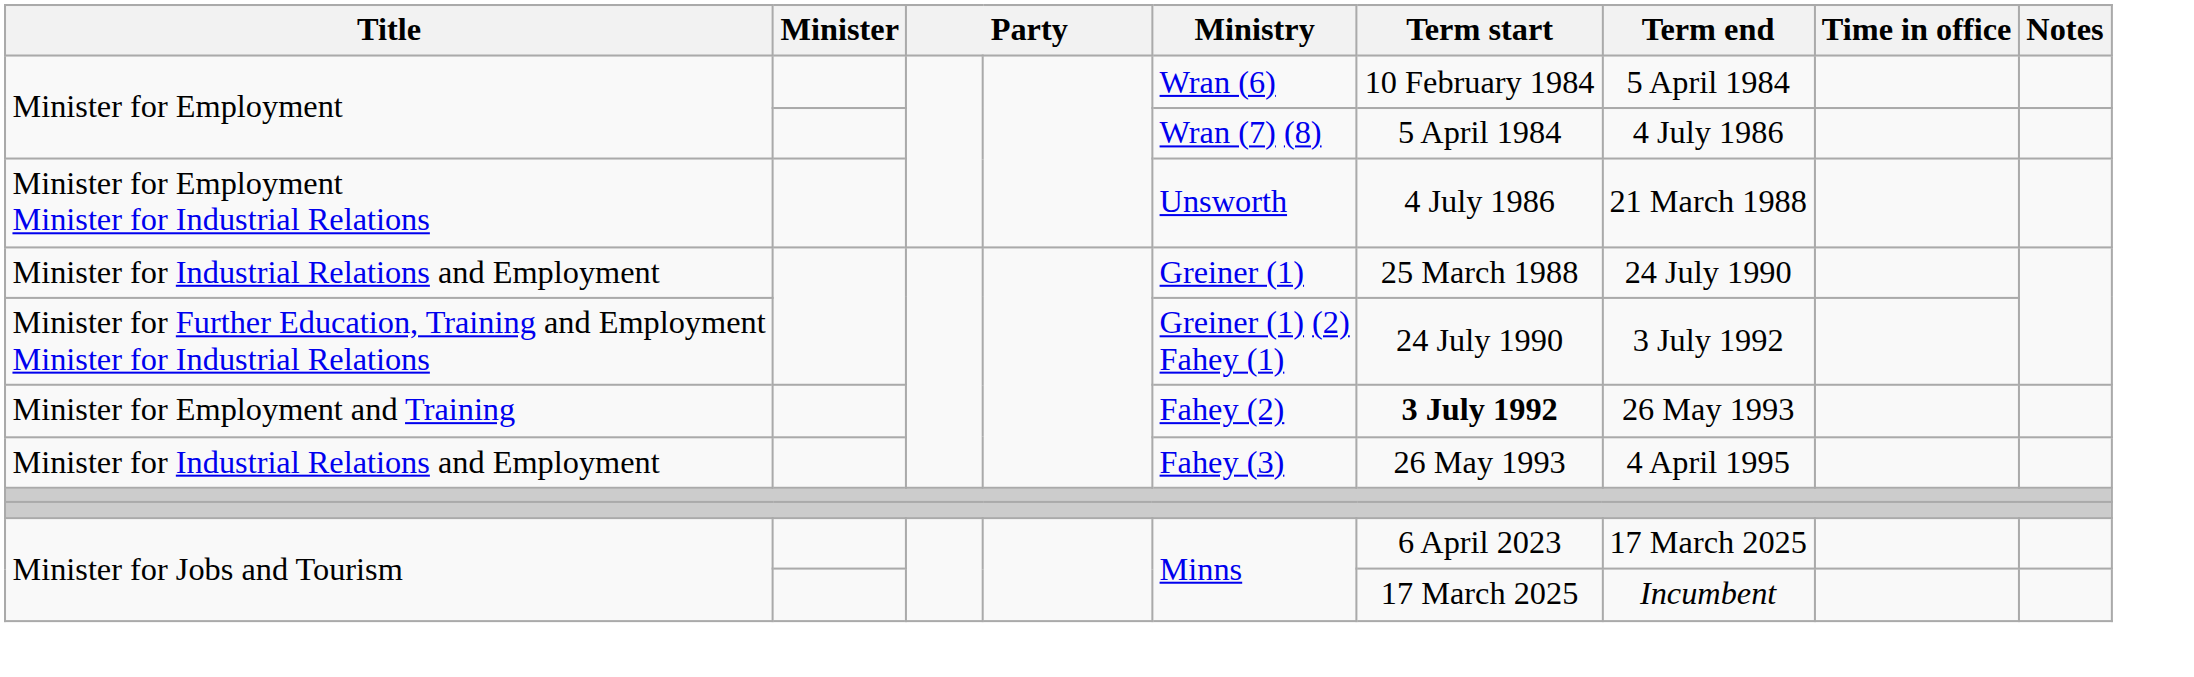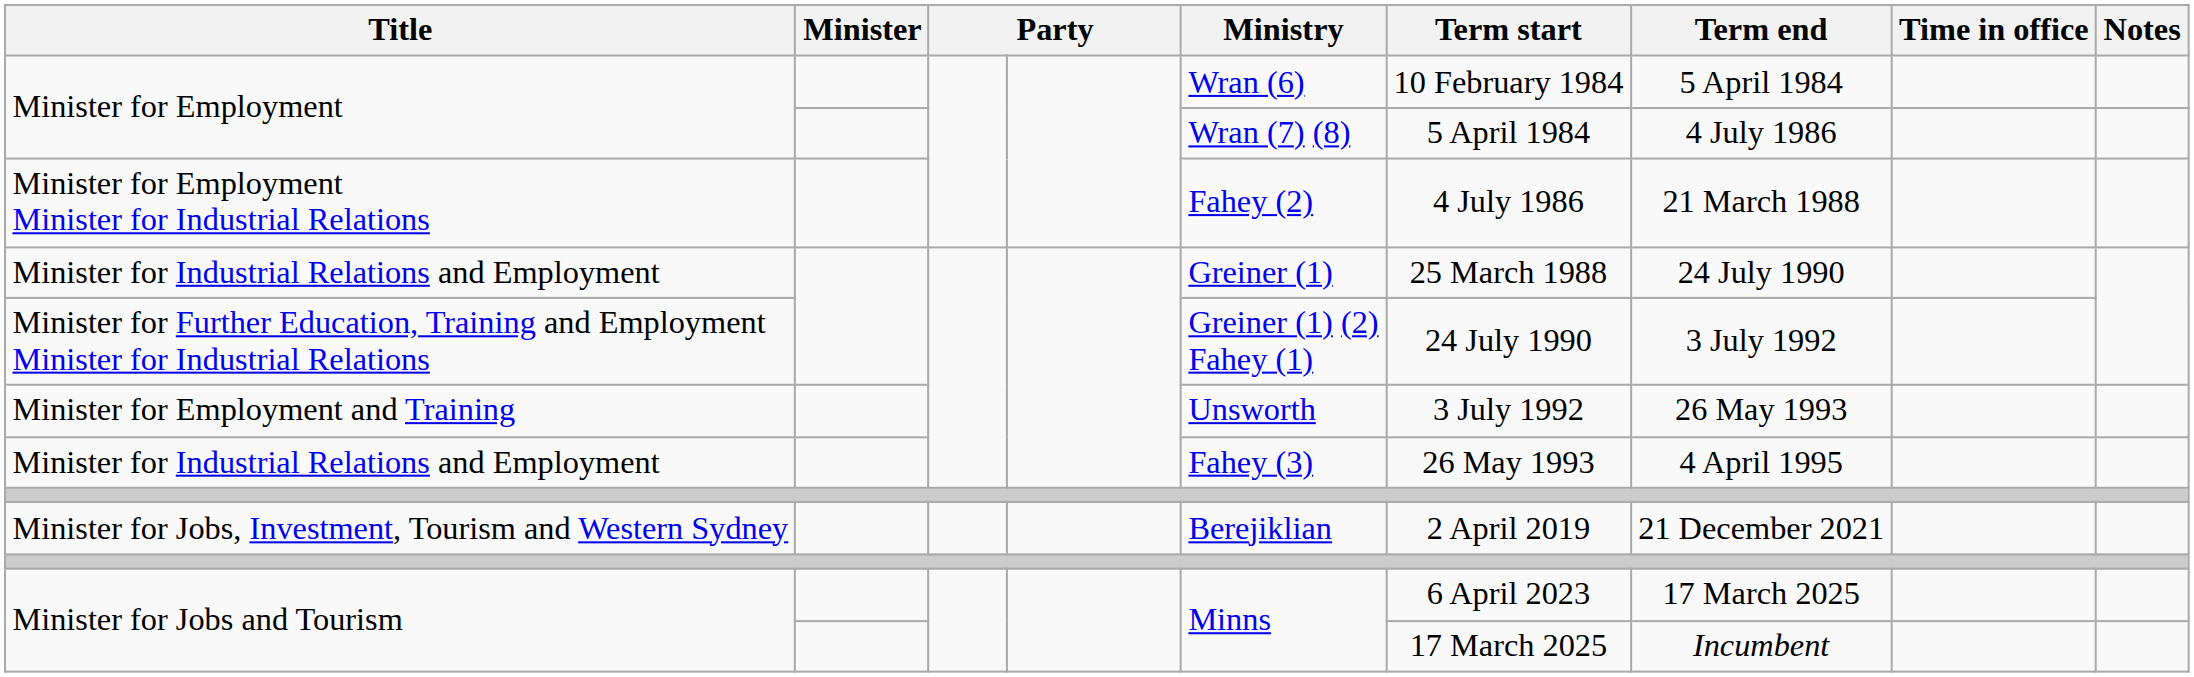(1223, 202) Unsworth -> (1251, 202) Fahey (2)
(1222, 410) Fahey (2) -> (1252, 410) Unsworth
(1480, 410) bold -> (1508, 410) normal
+ row: (400, 527)
